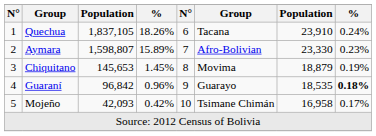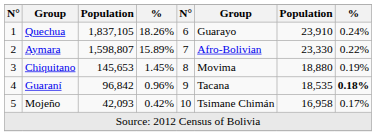(213, 31) Tacana -> (217, 31) Guarayo
(354, 49) 0.23% -> (354, 49) 0.22%
(317, 67) 18,879 -> (317, 67) 18,880
(217, 85) Guarayo -> (213, 85) Tacana
